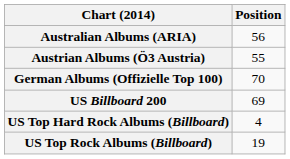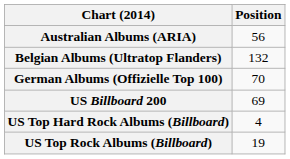- row: (118, 57)
+ row: (118, 57)
